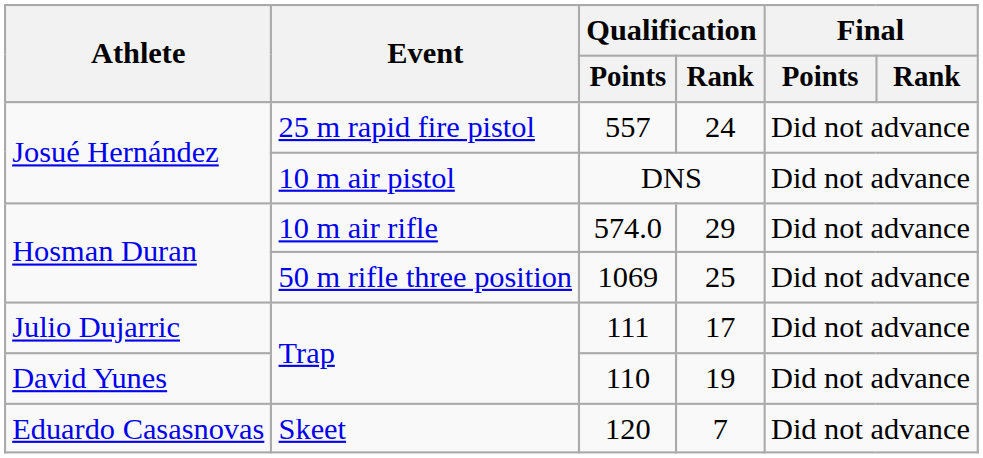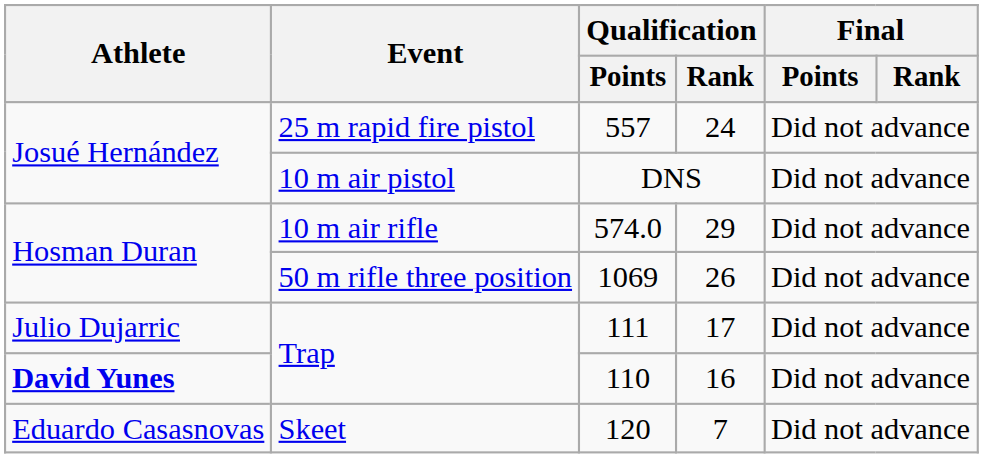(720, 277) 25 -> (720, 277) 26
(90, 378) normal -> (93, 378) bold
(720, 378) 19 -> (720, 378) 16
